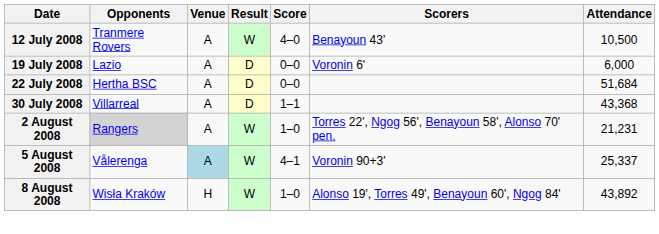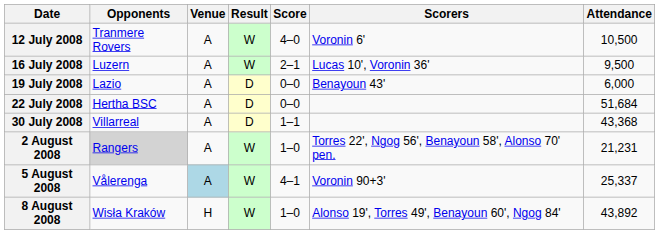(349, 39) Benayoun 43' -> (339, 39) Voronin 6'
+ row: (47, 65)
(339, 65) Voronin 6' -> (349, 84) Benayoun 43'
